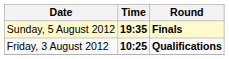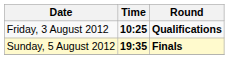rows swapped: (58, 46) <-> (61, 29)
